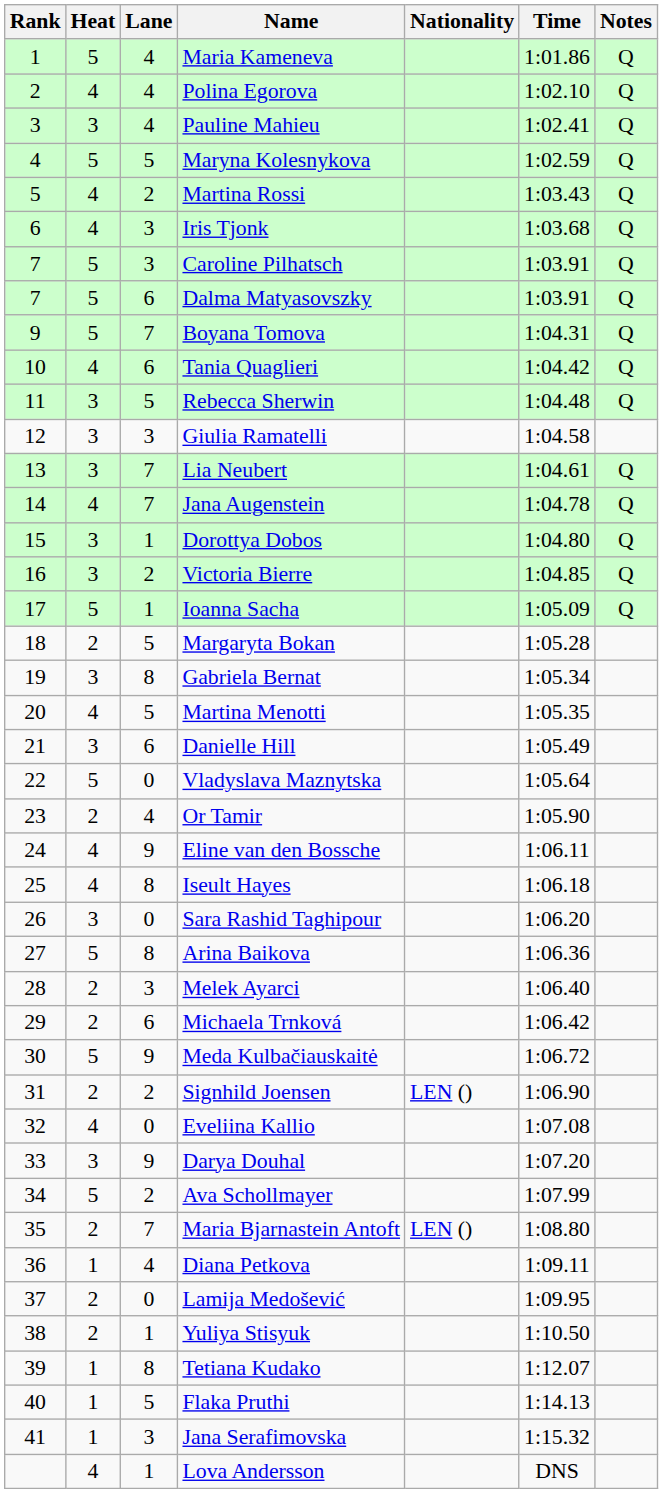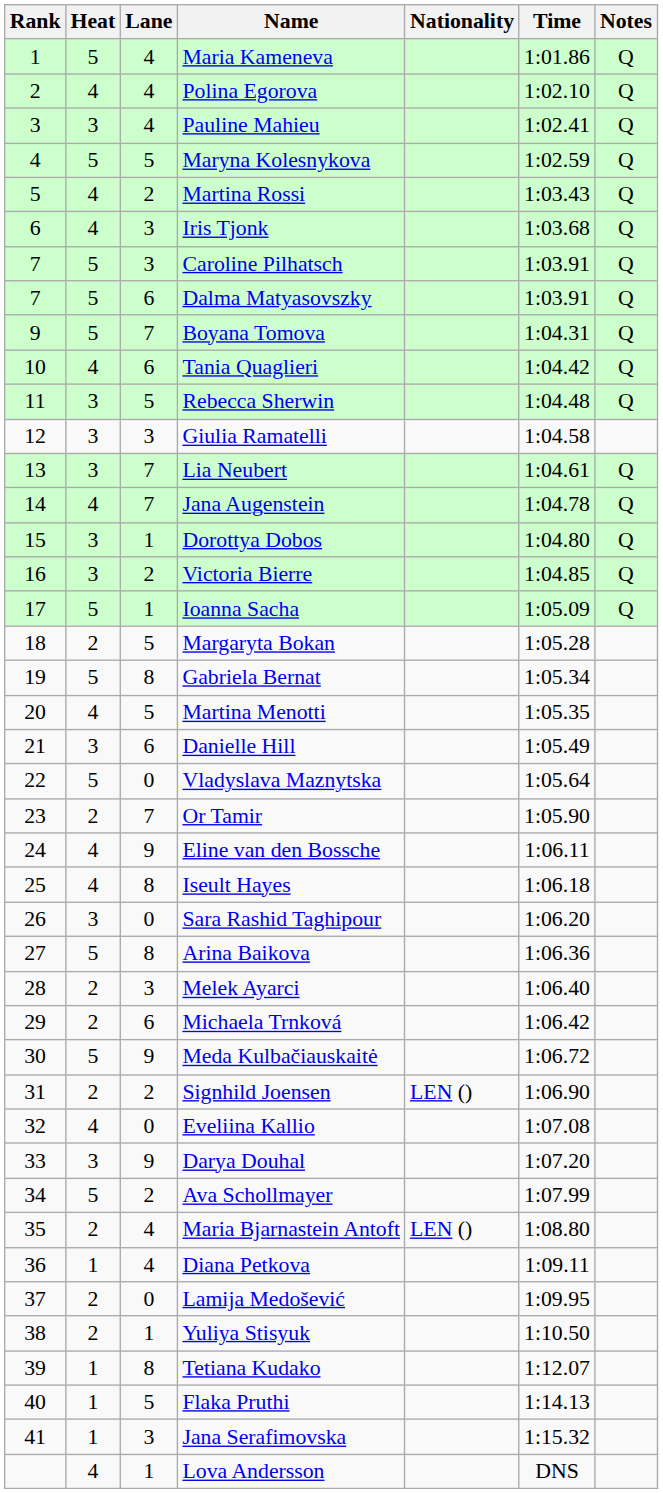(93, 677) 3 -> (93, 677) 5
(149, 815) 4 -> (149, 815) 7
(149, 1229) 7 -> (149, 1229) 4
